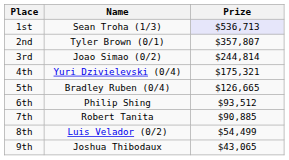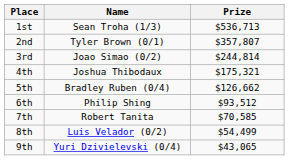(237, 27) lavender background -> (237, 27) no background
(117, 72) Yuri Dzivielevski (0/4) -> (117, 72) Joshua Thibodaux
(237, 87) $126,665 -> (237, 87) $126,662
(237, 117) $90,885 -> (237, 117) $70,585
(117, 147) Joshua Thibodaux -> (117, 147) Yuri Dzivielevski (0/4)
